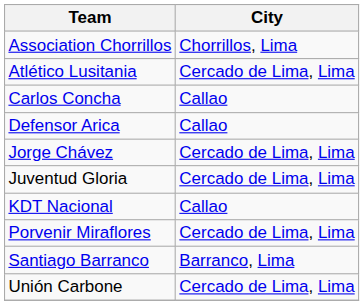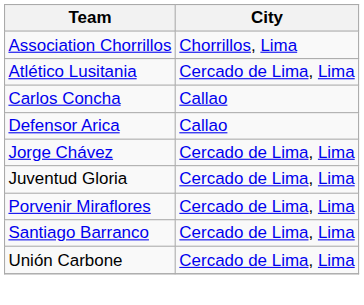- row: (61, 206)
(237, 260) Barranco, Lima -> (267, 233) Cercado de Lima, Lima
